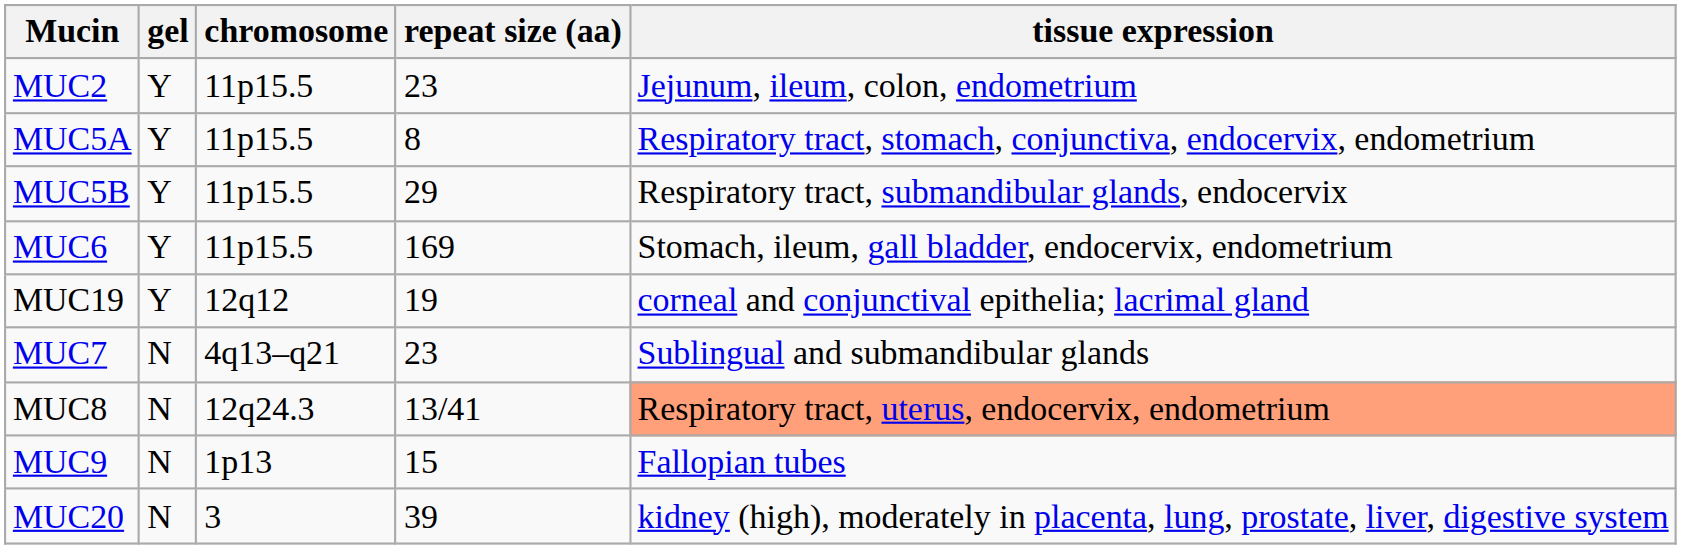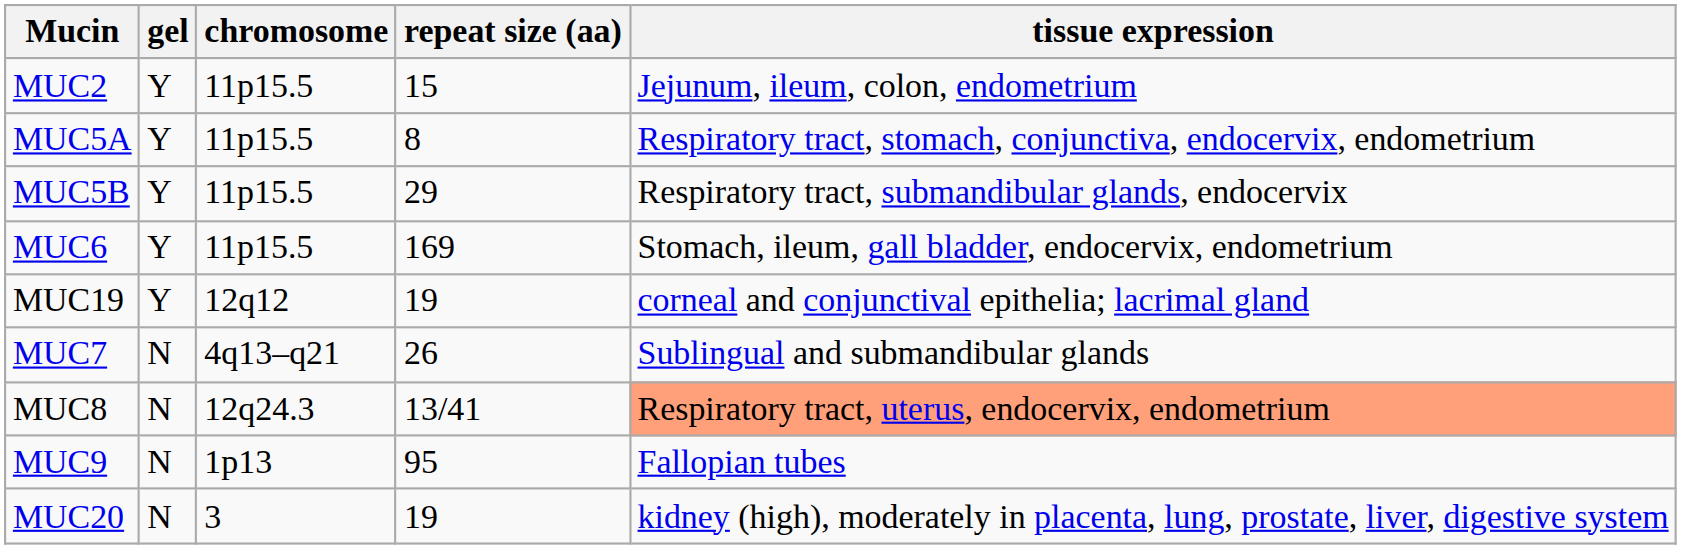(421, 85) 23 -> (421, 85) 15
(421, 354) 23 -> (421, 354) 26
(421, 461) 15 -> (421, 461) 95
(421, 515) 39 -> (421, 515) 19
